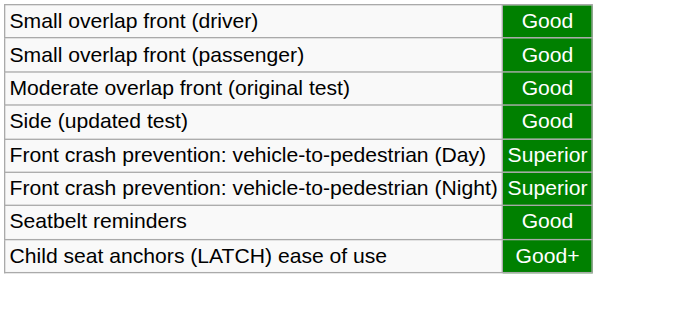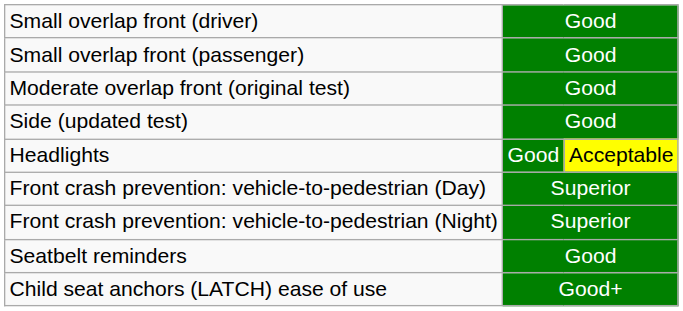+ row: (59, 155)
